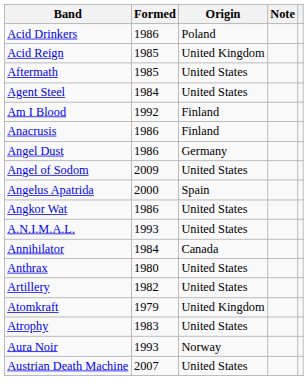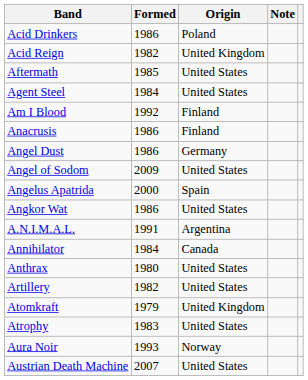(146, 53) 1985 -> (146, 53) 1982
(146, 229) 1993 -> (146, 229) 1991
(214, 229) United States -> (206, 229) Argentina
